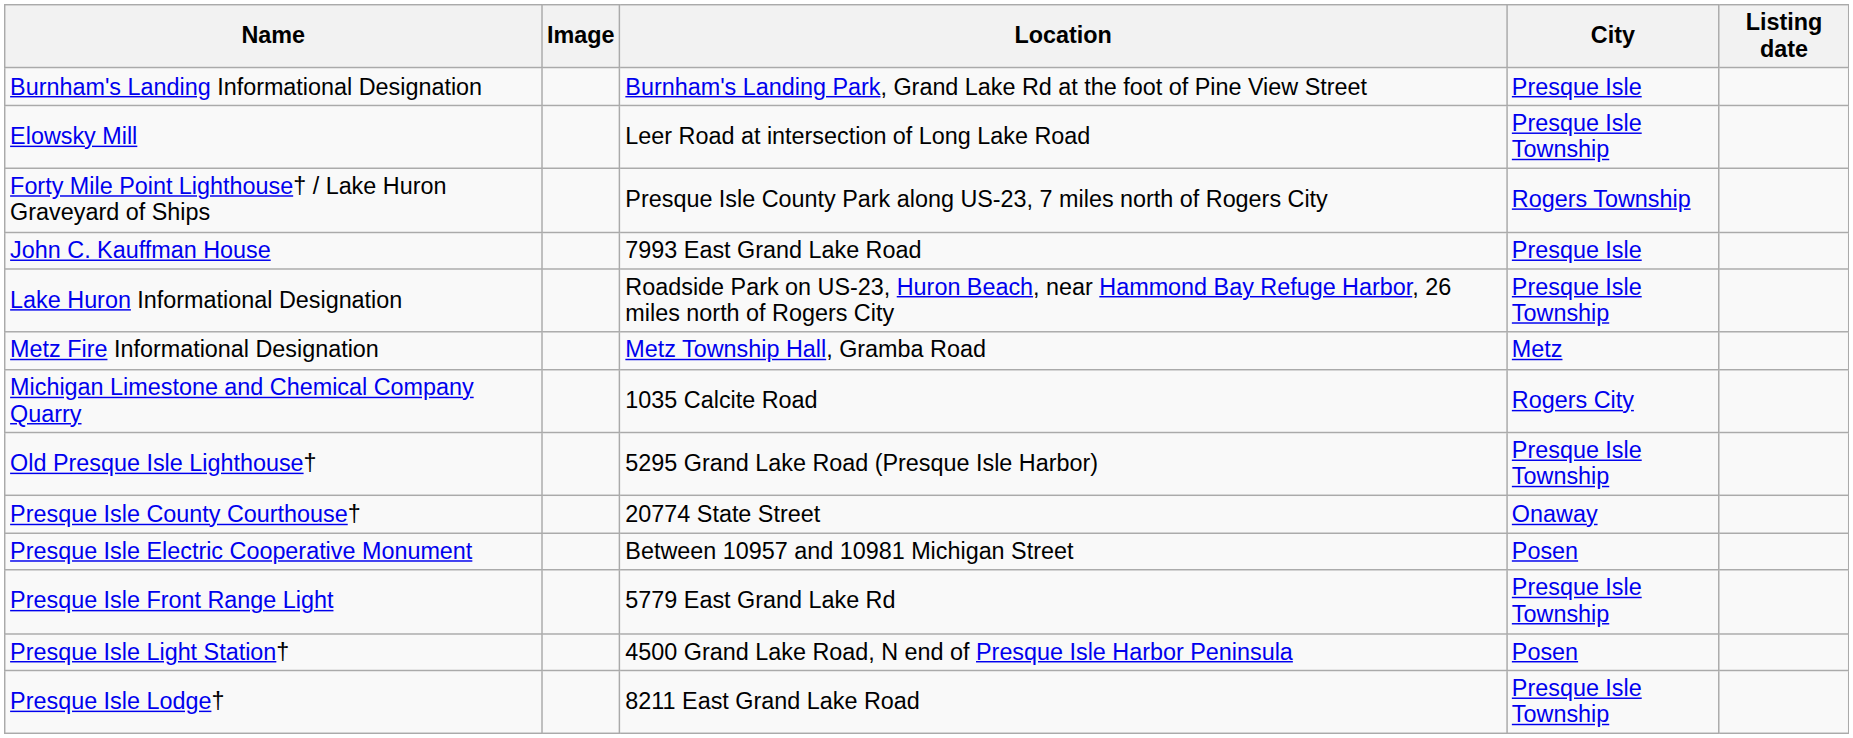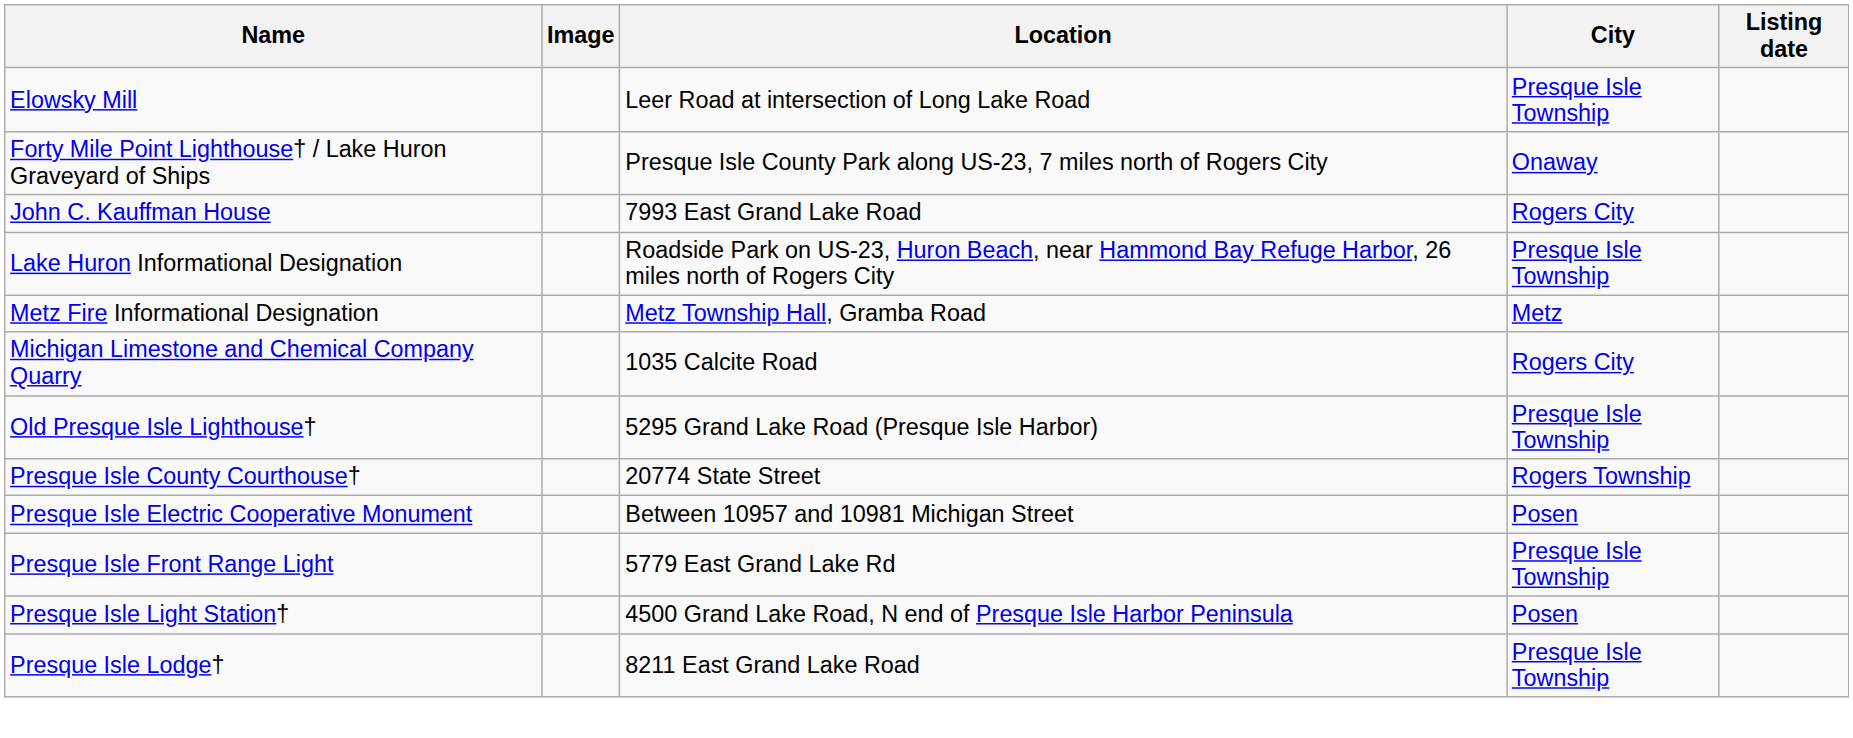- row: (246, 86)
(1601, 199) Rogers Township -> (1555, 162) Onaway
(1577, 250) Presque Isle -> (1573, 213) Rogers City
(1555, 514) Onaway -> (1601, 477) Rogers Township
